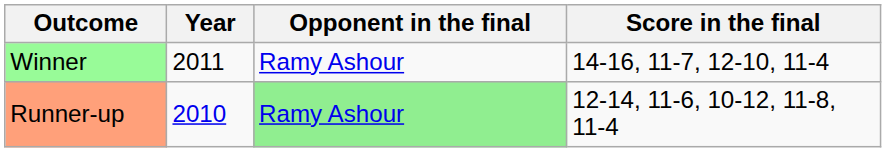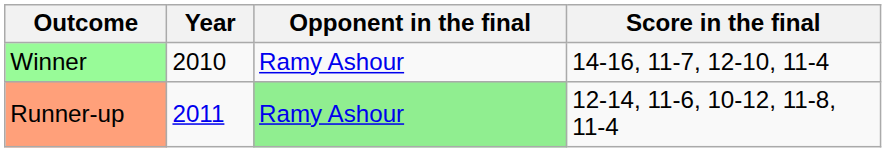(198, 61) 2011 -> (199, 61) 2010
(199, 113) 2010 -> (198, 113) 2011
